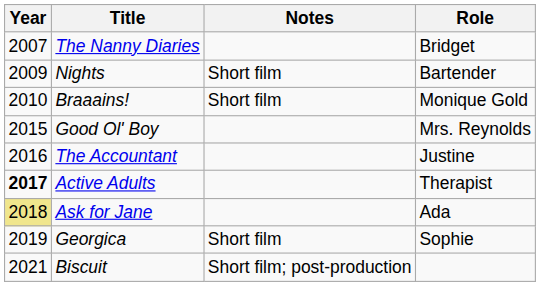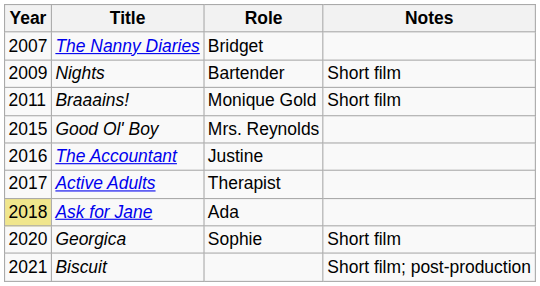columns swapped: (475, 18) <-> (310, 18)
(28, 101) 2010 -> (27, 101) 2011
(28, 184) bold -> (28, 184) normal
(28, 239) 2019 -> (28, 239) 2020
